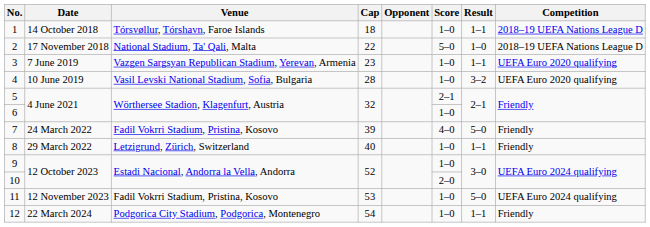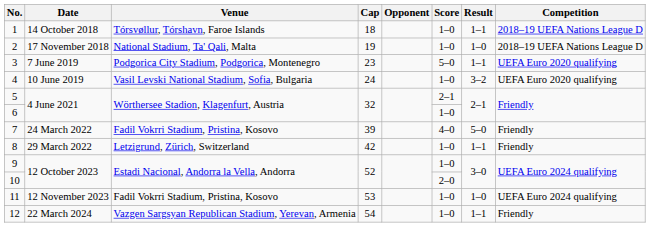(370, 46) 22 -> (370, 46) 19
(447, 46) 5–0 -> (447, 46) 1–0
(235, 63) Vazgen Sargsyan Republican Stadium, Yerevan, Armenia -> (217, 63) Podgorica City Stadium, Podgorica, Montenegro
(447, 63) 1–0 -> (447, 63) 5–0
(370, 79) 28 -> (370, 79) 24
(370, 146) 40 -> (370, 146) 42
(478, 197) 5–0 -> (478, 197) 1–0
(217, 213) Podgorica City Stadium, Podgorica, Montenegro -> (235, 213) Vazgen Sargsyan Republican Stadium, Yerevan, Armenia
